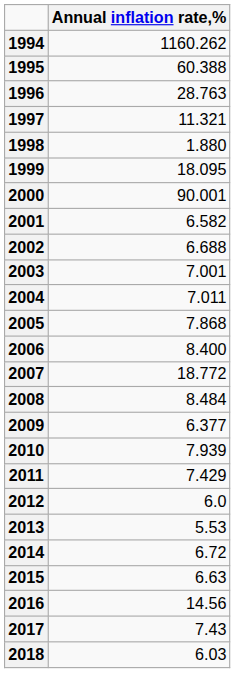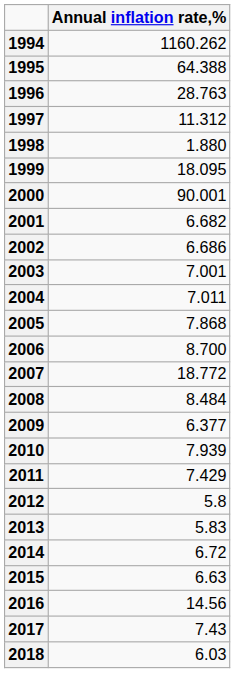(202, 69) 60.388 -> (202, 69) 64.388
(202, 120) 11.321 -> (202, 120) 11.312
(206, 222) 6.582 -> (206, 222) 6.682
(206, 247) 6.688 -> (206, 247) 6.686
(206, 349) 8.400 -> (206, 349) 8.700
(215, 502) 6.0 -> (215, 502) 5.8
(211, 527) 5.53 -> (211, 527) 5.83
